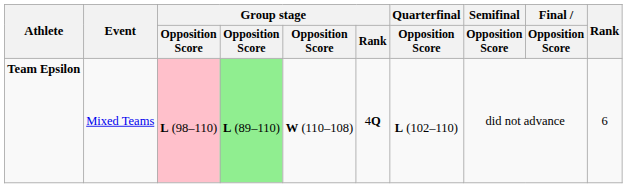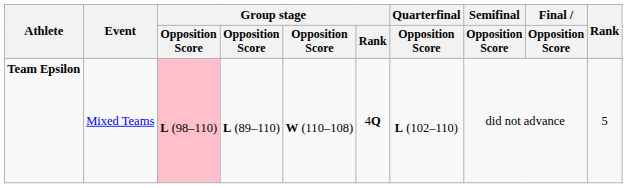(251, 128) lightgreen background -> (251, 128) no background
(605, 121) 6 -> (605, 121) 5
